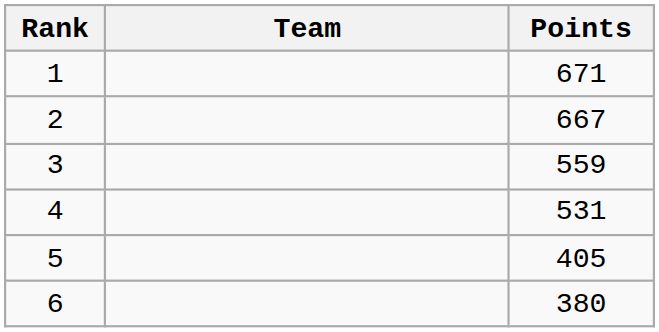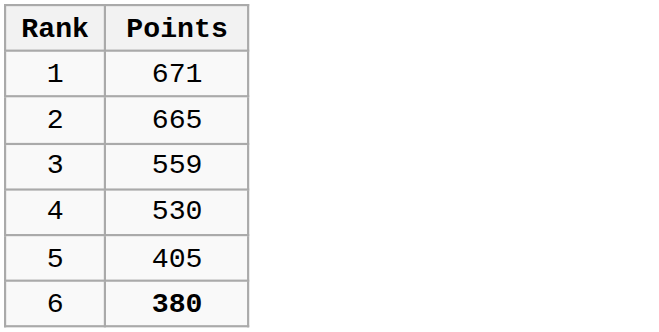- column: (307, 28)
(581, 120) 667 -> (177, 120) 665
(581, 212) 531 -> (177, 212) 530
(581, 304) normal -> (177, 304) bold
